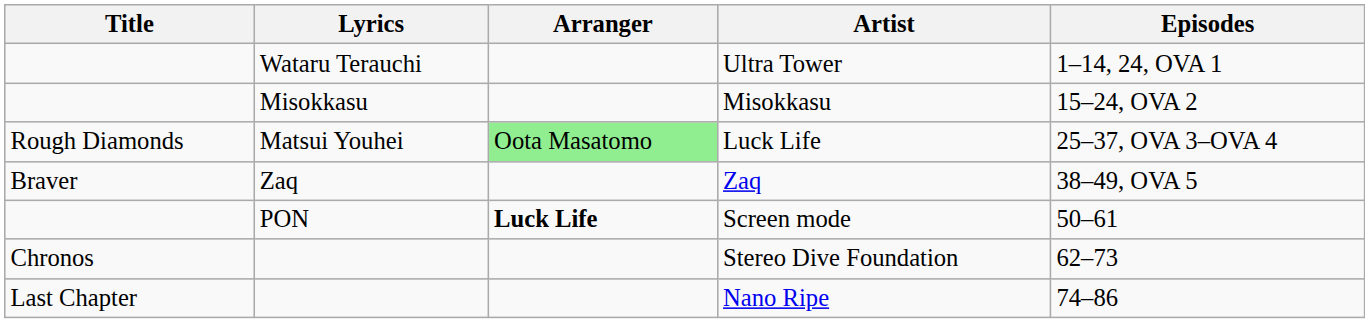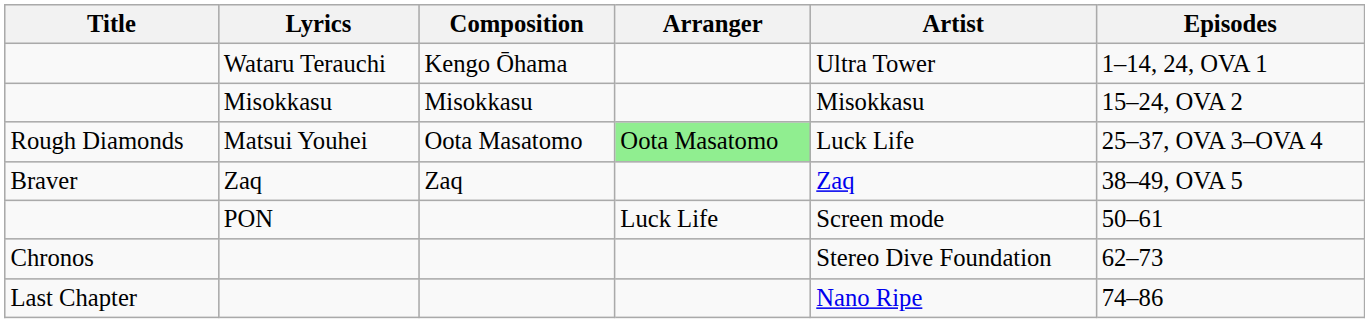+ column: (517, 24)
(546, 219) bold -> (669, 219) normal
